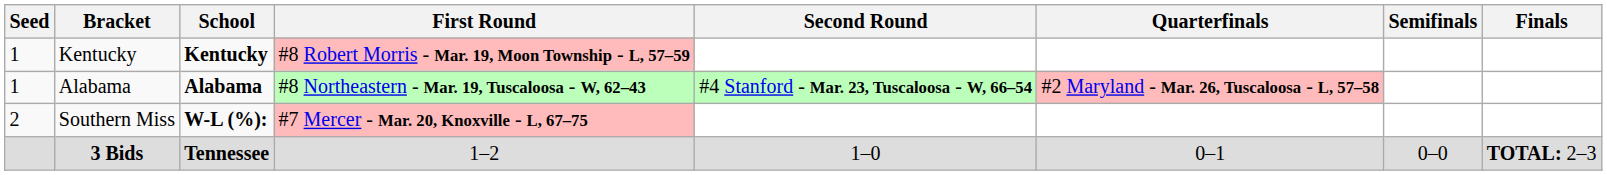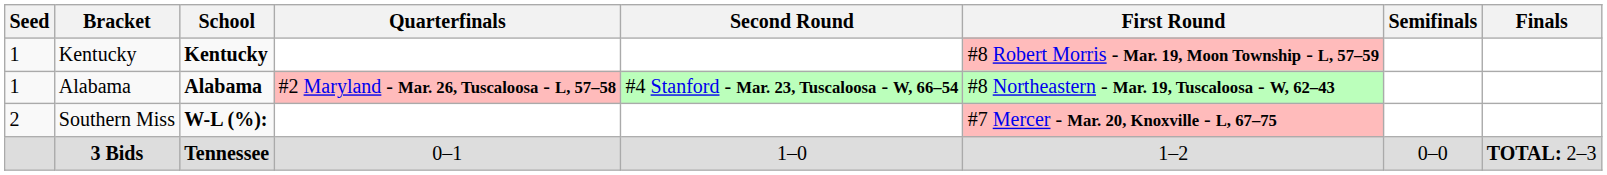columns swapped: (484, 21) <-> (1210, 21)
